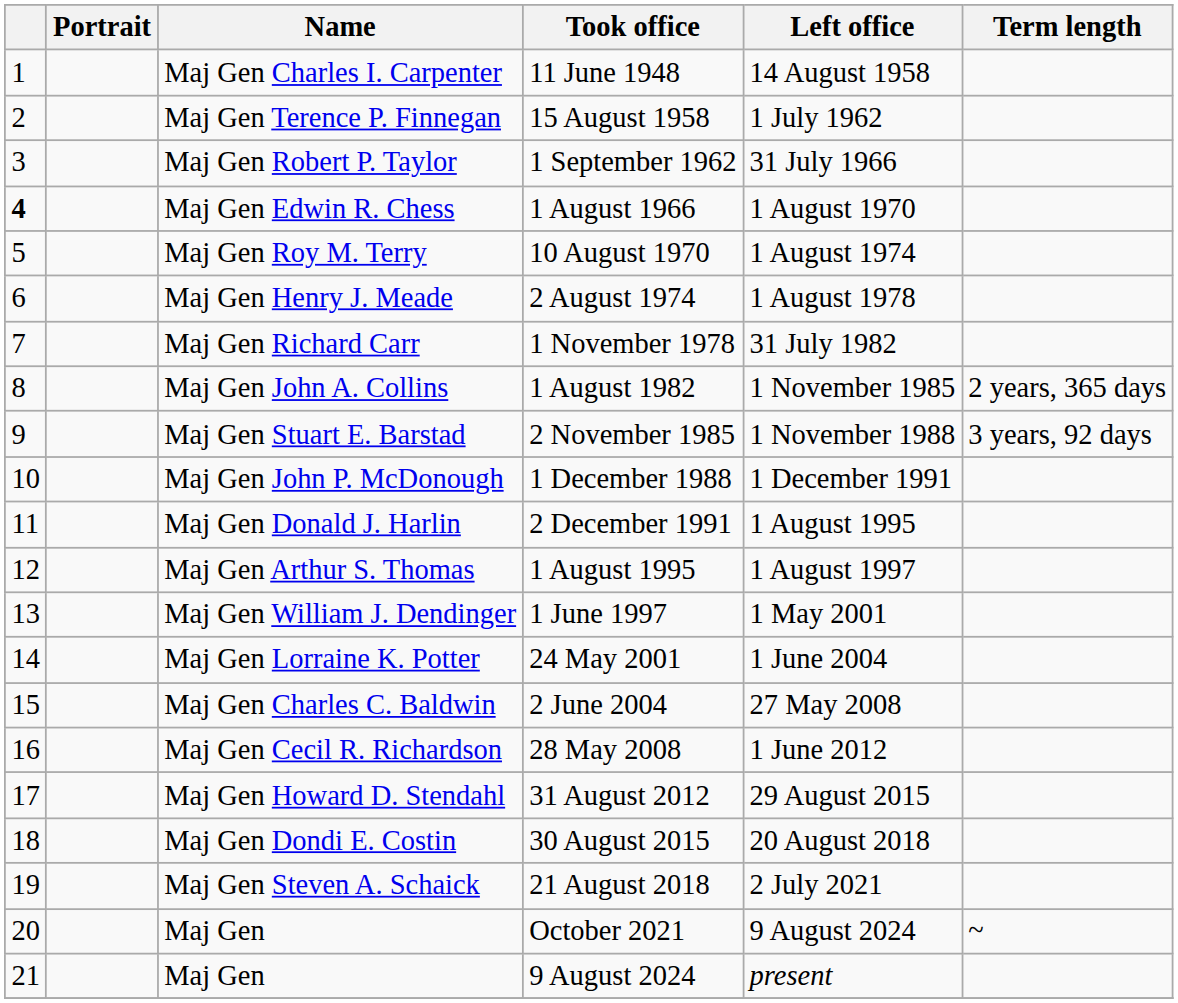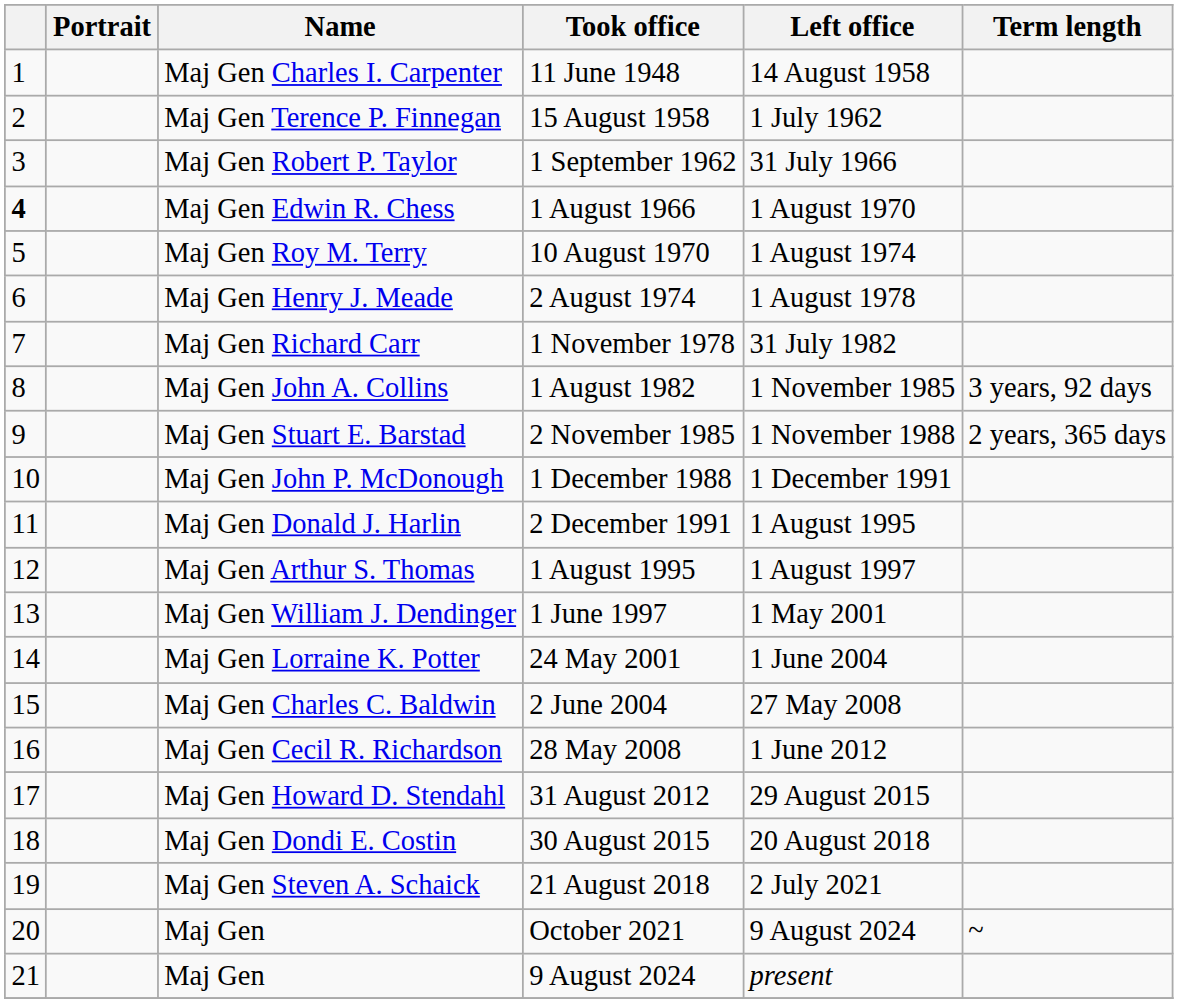(1067, 388) 2 years, 365 days -> (1060, 388) 3 years, 92 days
(1060, 433) 3 years, 92 days -> (1067, 433) 2 years, 365 days
